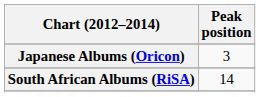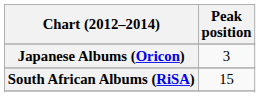(226, 79) 14 -> (226, 79) 15
